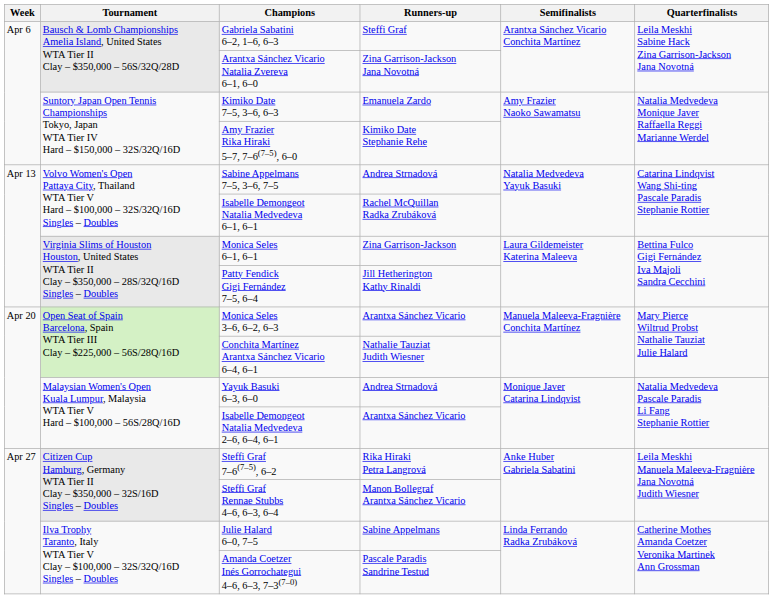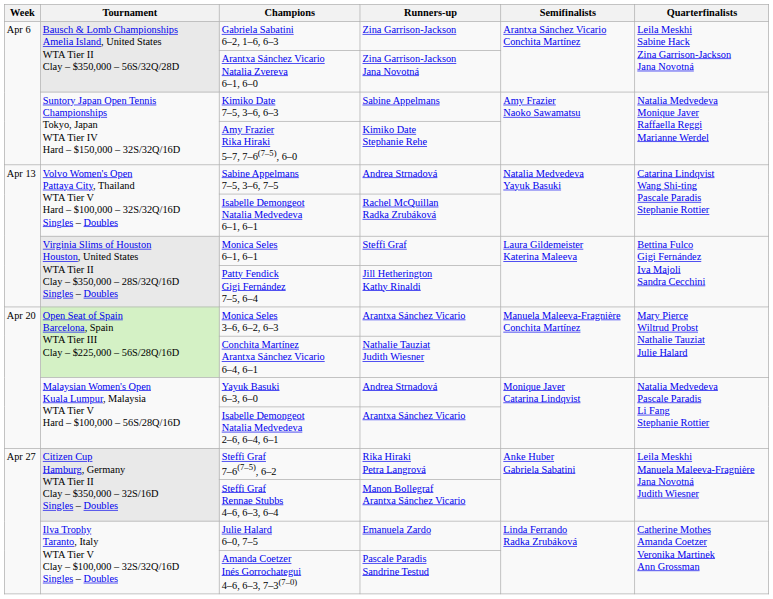(385, 30) Steffi Graf -> (409, 30) Zina Garrison-Jackson
(397, 101) Emanuela Zardo -> (401, 101) Sabine Appelmans
(409, 244) Zina Garrison-Jackson -> (385, 244) Steffi Graf
(401, 530) Sabine Appelmans -> (397, 530) Emanuela Zardo
